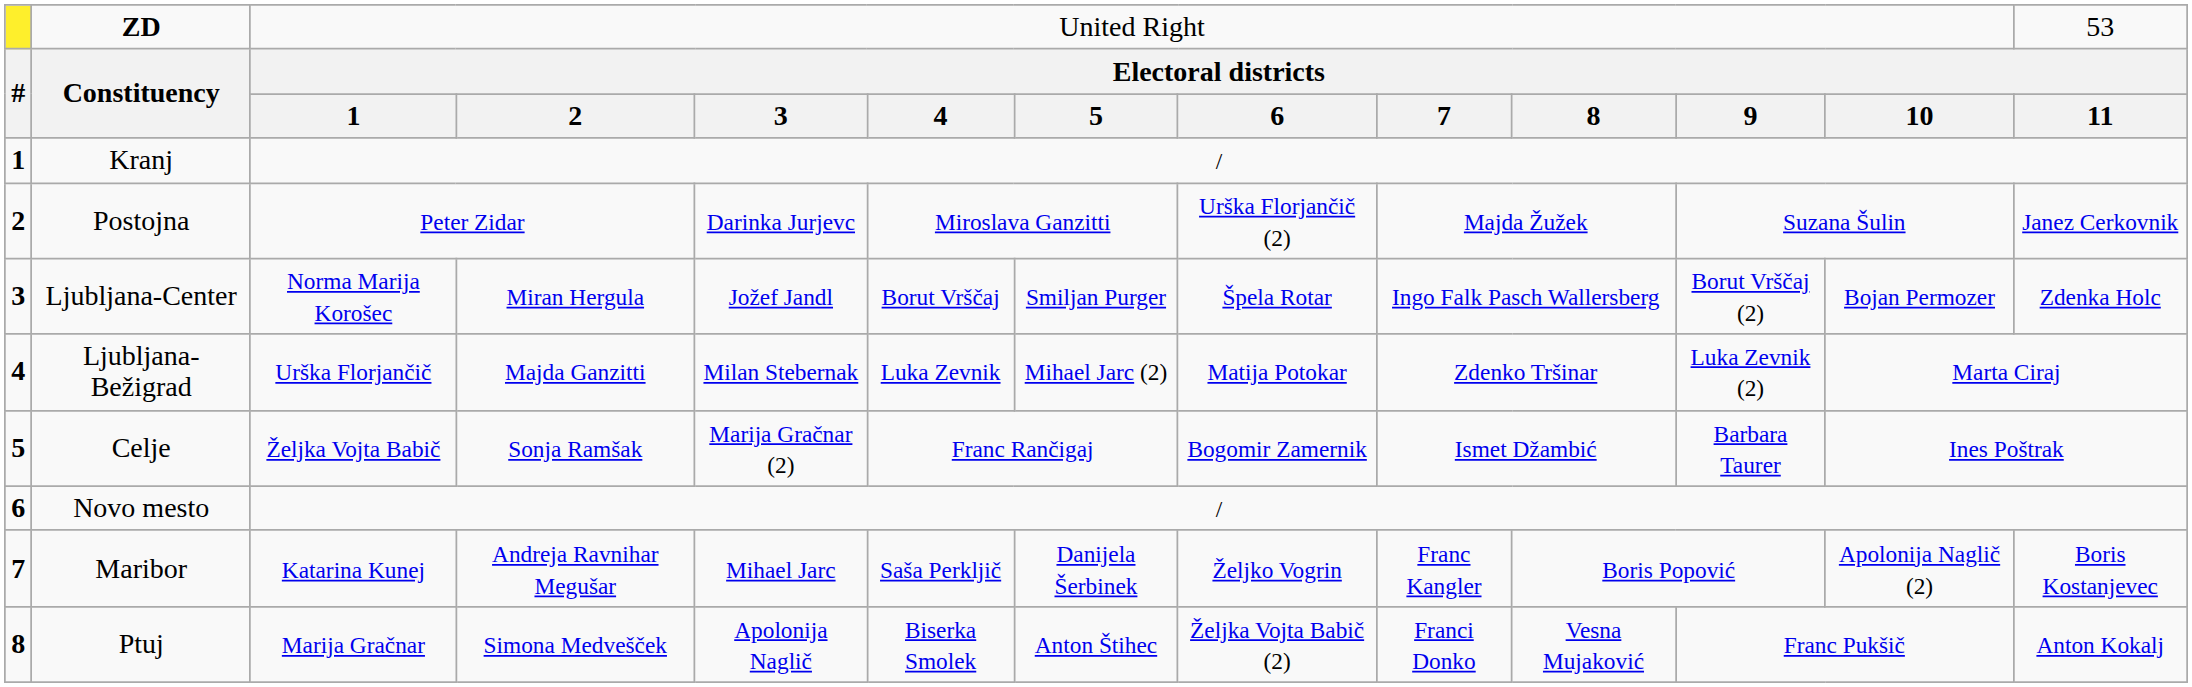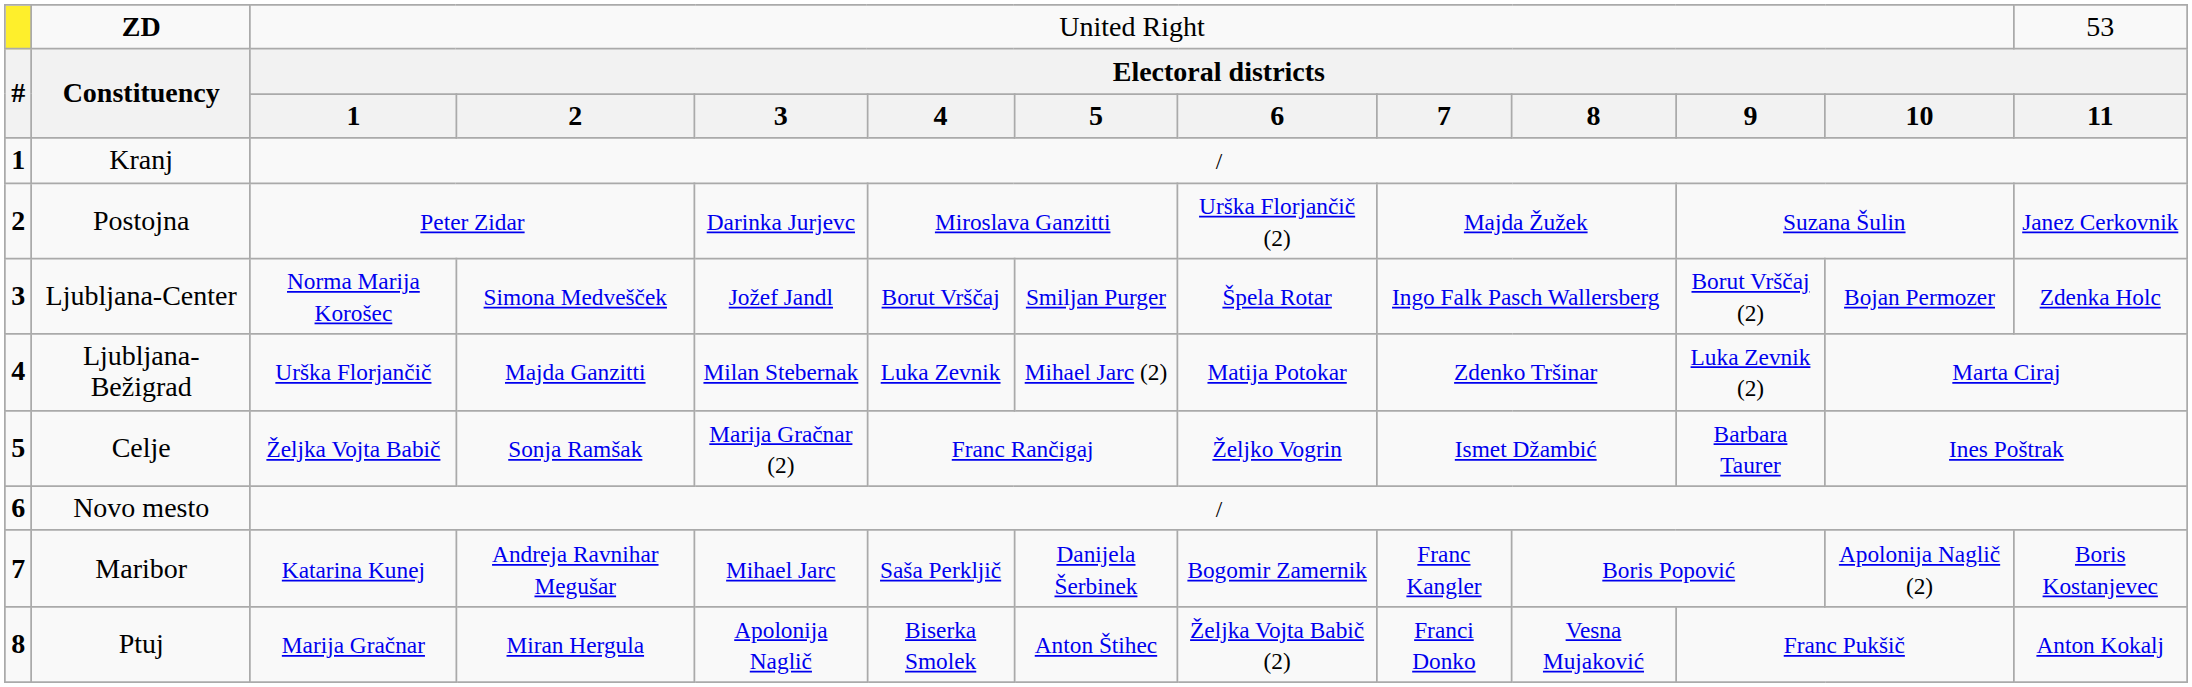(575, 295) Miran Hergula -> (575, 295) Simona Medvešček
(1277, 447) Bogomir Zamernik -> (1277, 447) Željko Vogrin
(1277, 568) Željko Vogrin -> (1277, 568) Bogomir Zamernik
(575, 644) Simona Medvešček -> (575, 644) Miran Hergula
